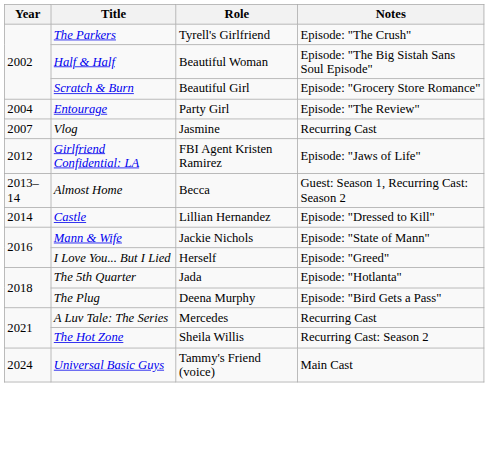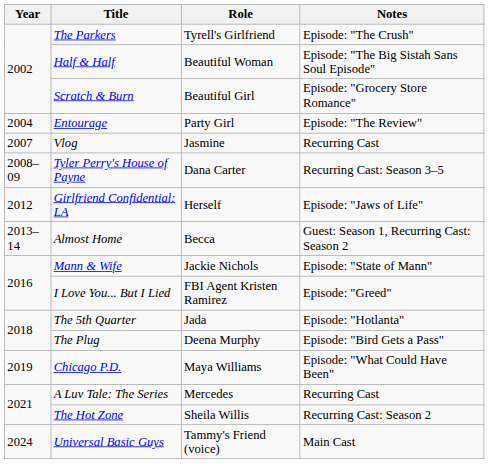+ row: (111, 170)
(226, 156) FBI Agent Kristen Ramirez -> (203, 204) Herself
- row: (70, 217)
(198, 257) Herself -> (231, 293) FBI Agent Kristen Ramirez
+ row: (87, 367)
